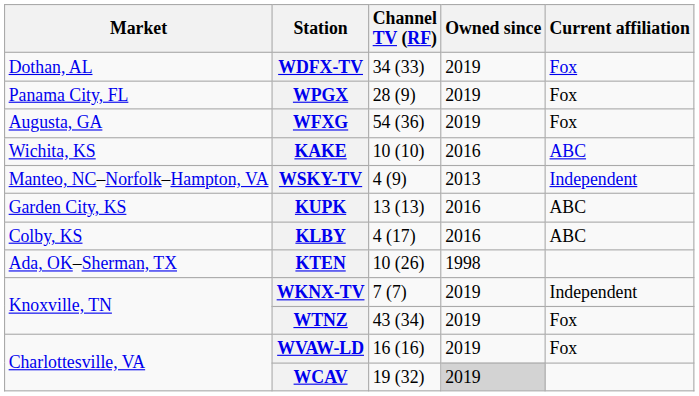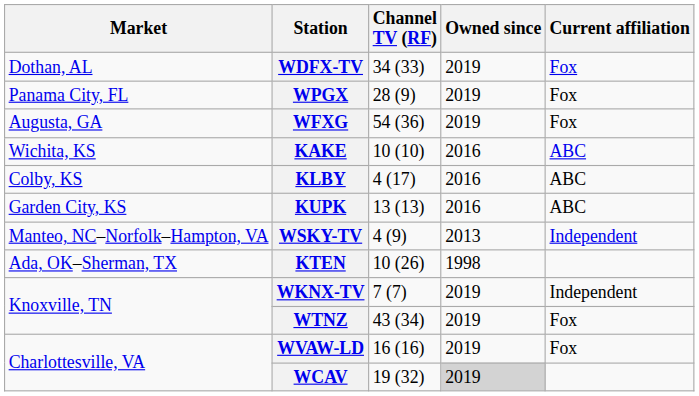rows swapped: (321, 235) <-> (321, 179)
